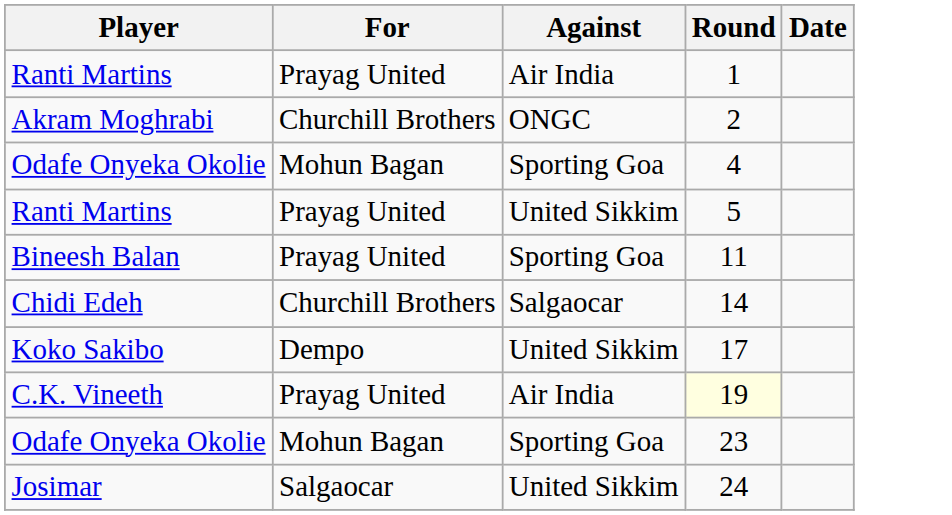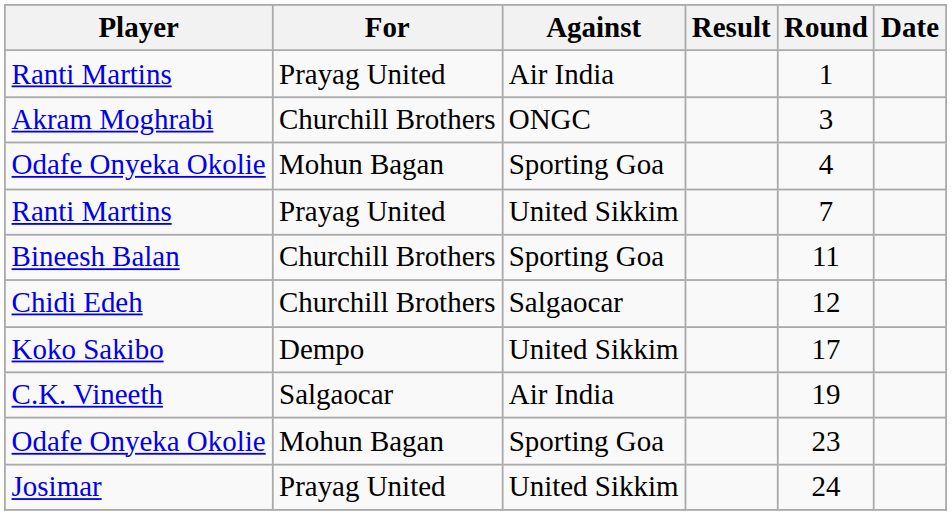+ column: (731, 27)
(734, 119) 2 -> (826, 119) 3
(734, 211) 5 -> (826, 211) 7
(362, 257) Prayag United -> (387, 257) Churchill Brothers
(734, 303) 14 -> (826, 303) 12
(362, 394) Prayag United -> (336, 394) Salgaocar
(734, 394) lightyellow background -> (826, 394) no background
(336, 486) Salgaocar -> (362, 486) Prayag United
